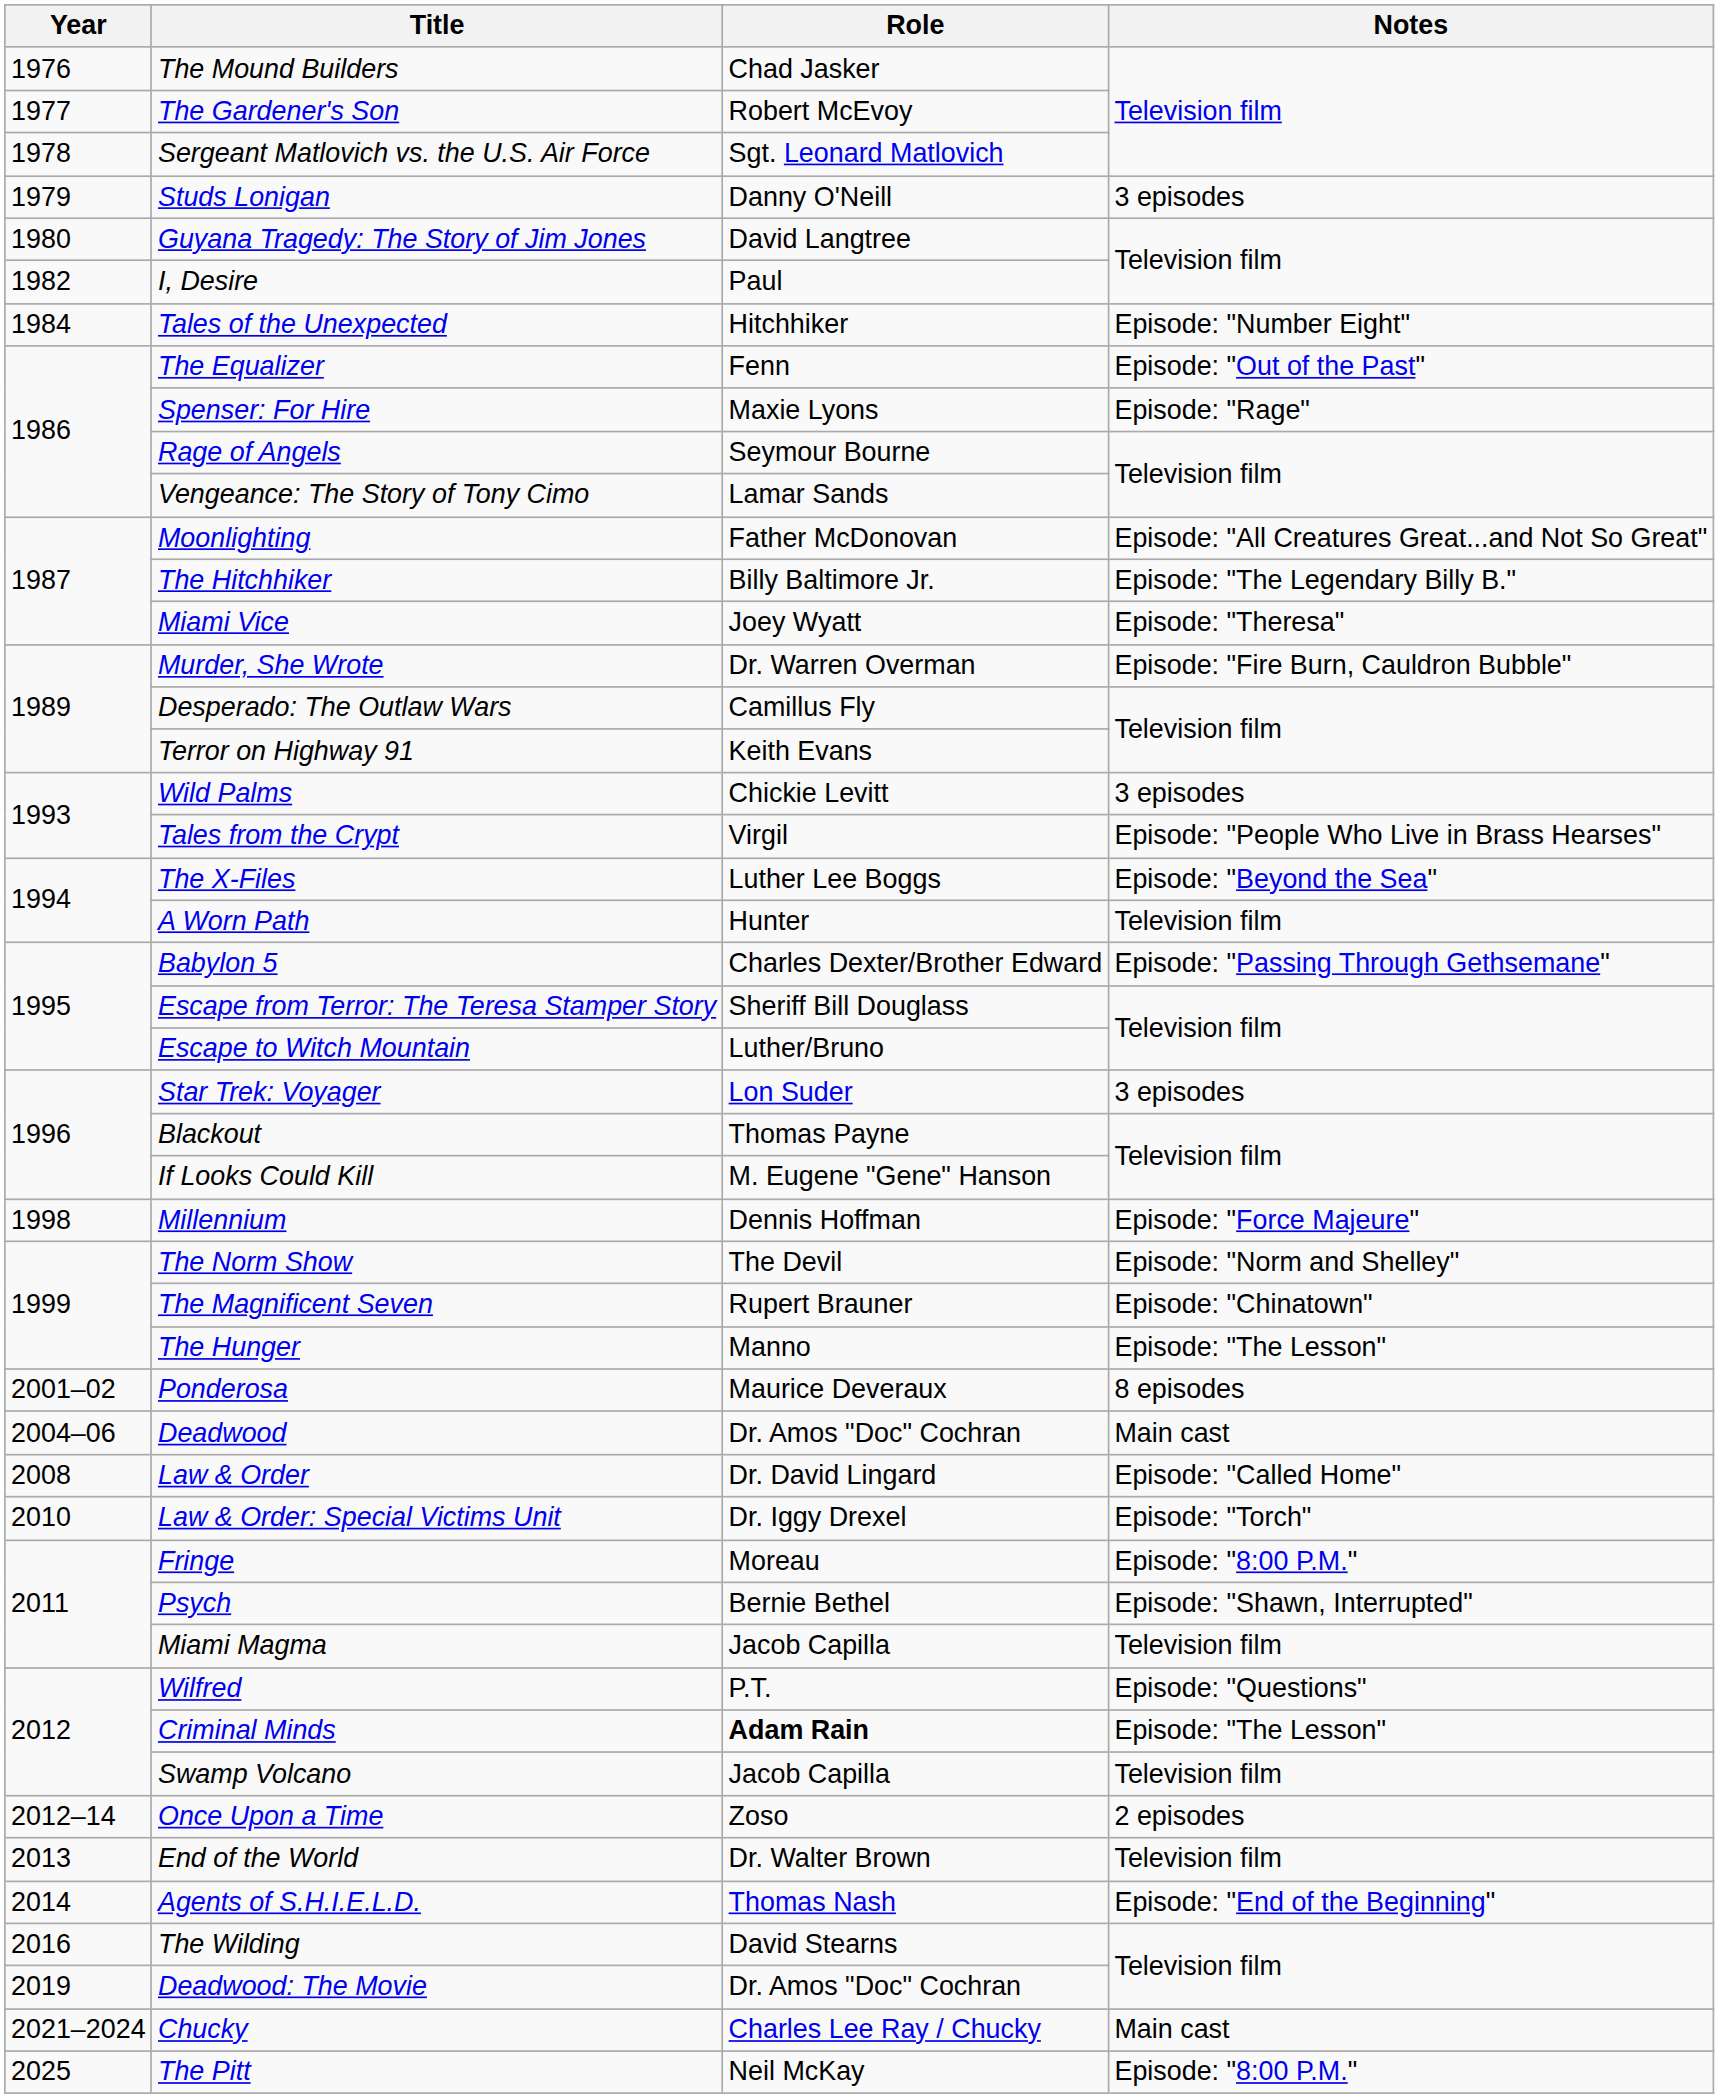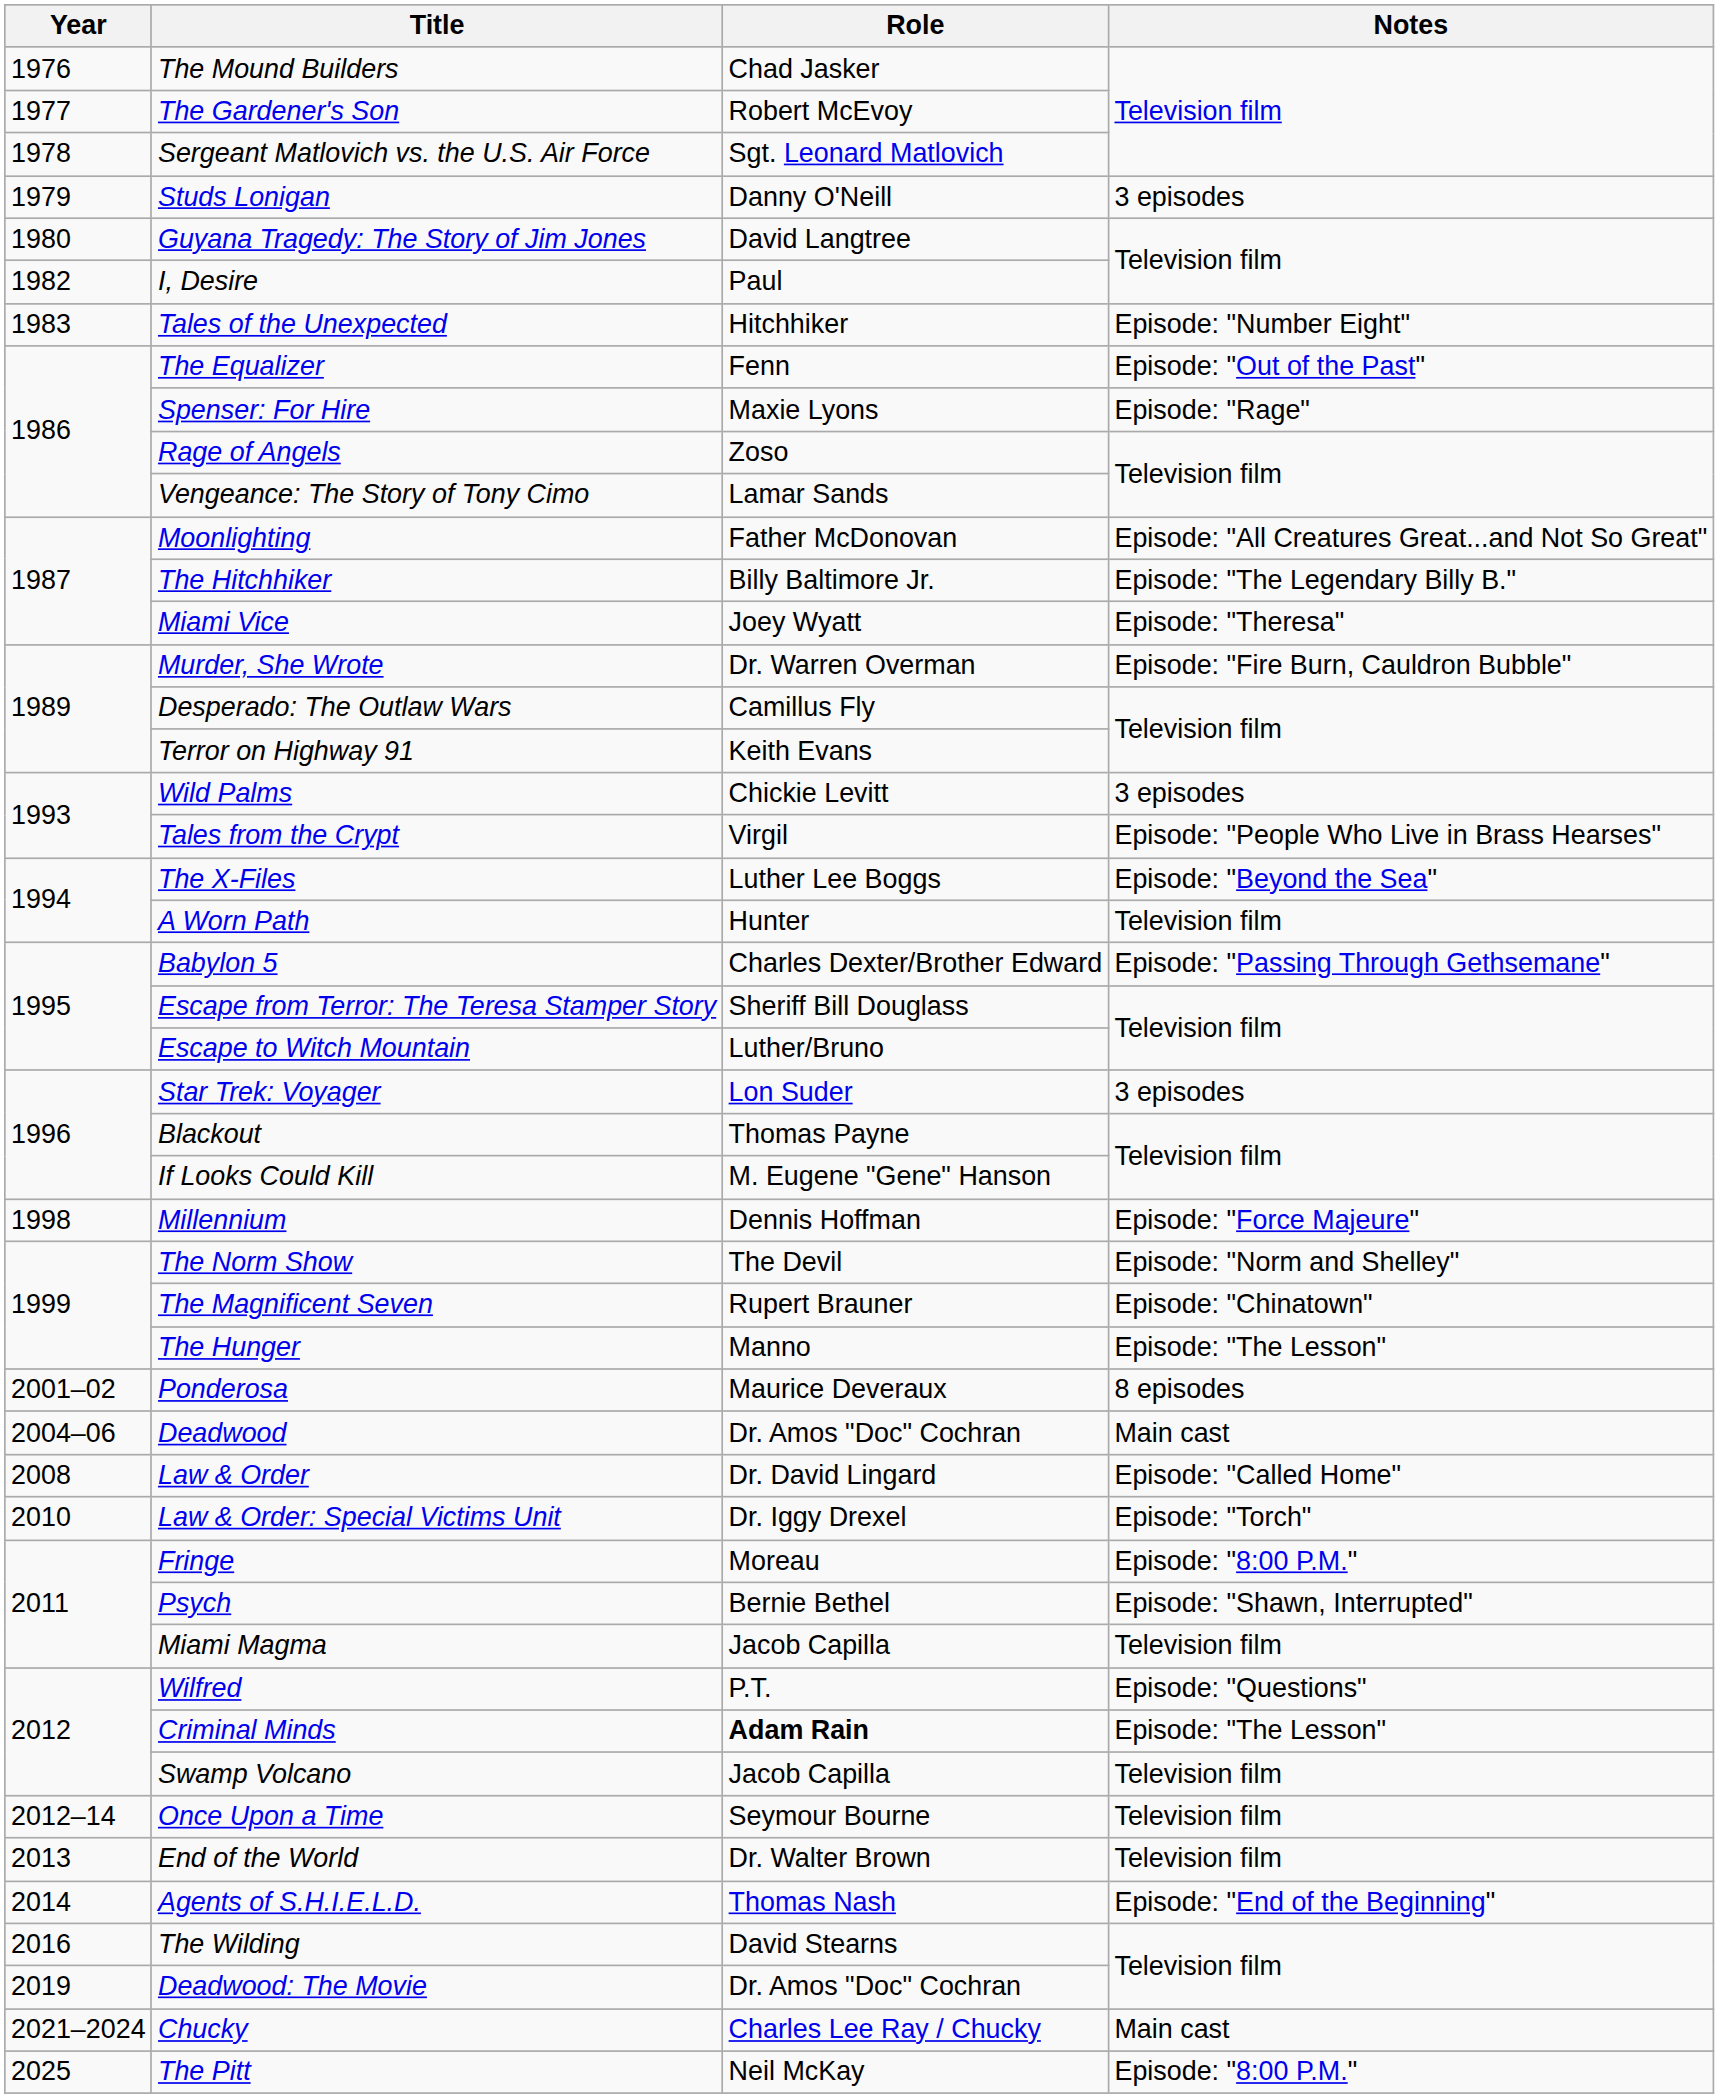(41, 324) 1984 -> (41, 324) 1983
(829, 452) Seymour Bourne -> (758, 452) Zoso
(758, 1816) Zoso -> (829, 1816) Seymour Bourne
(1179, 1816) 2 episodes -> (1198, 1816) Television film
